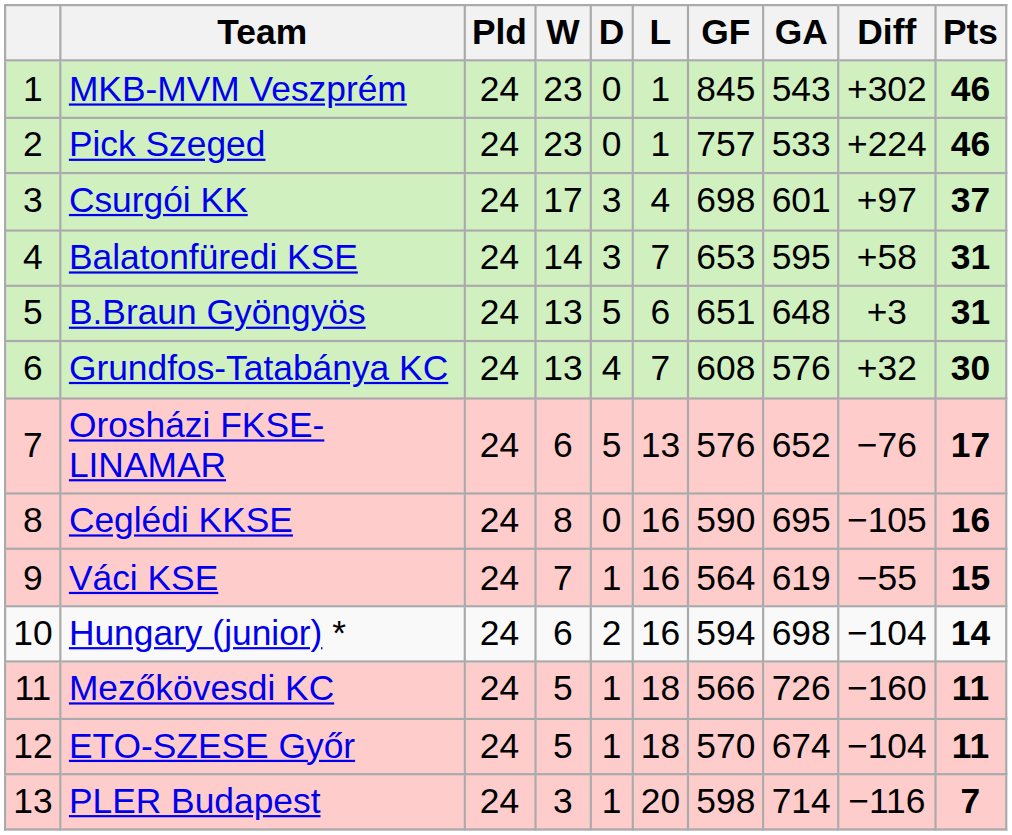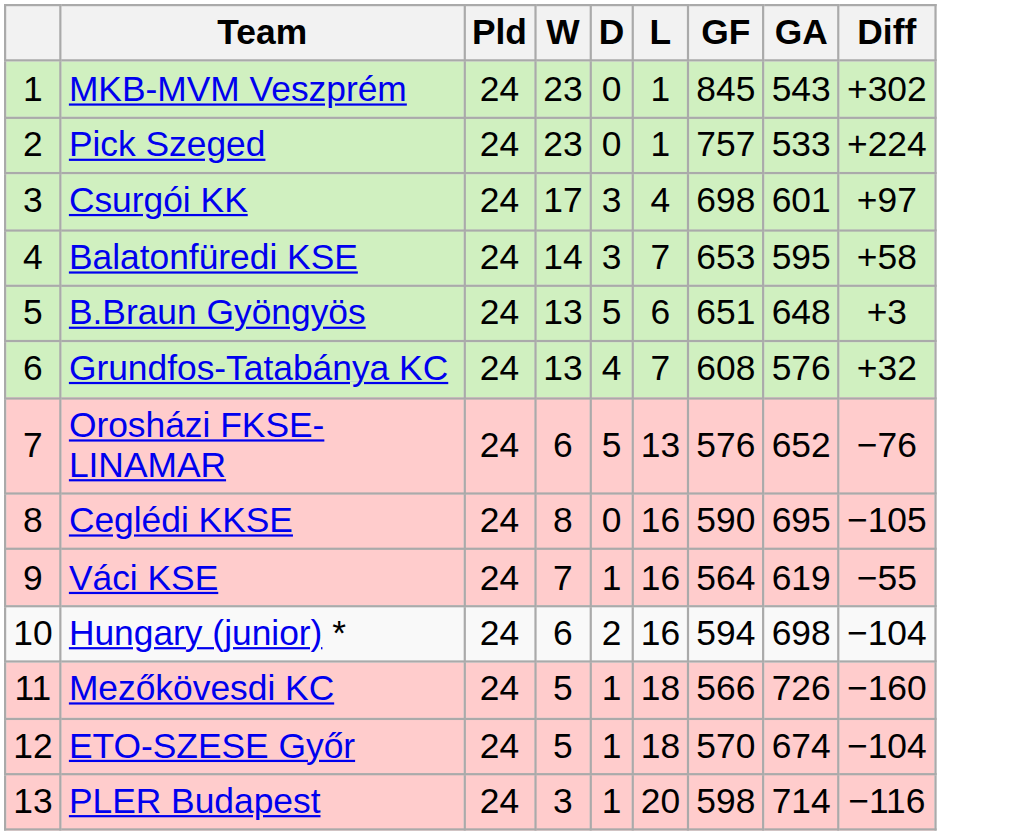- column: (970, 32)
